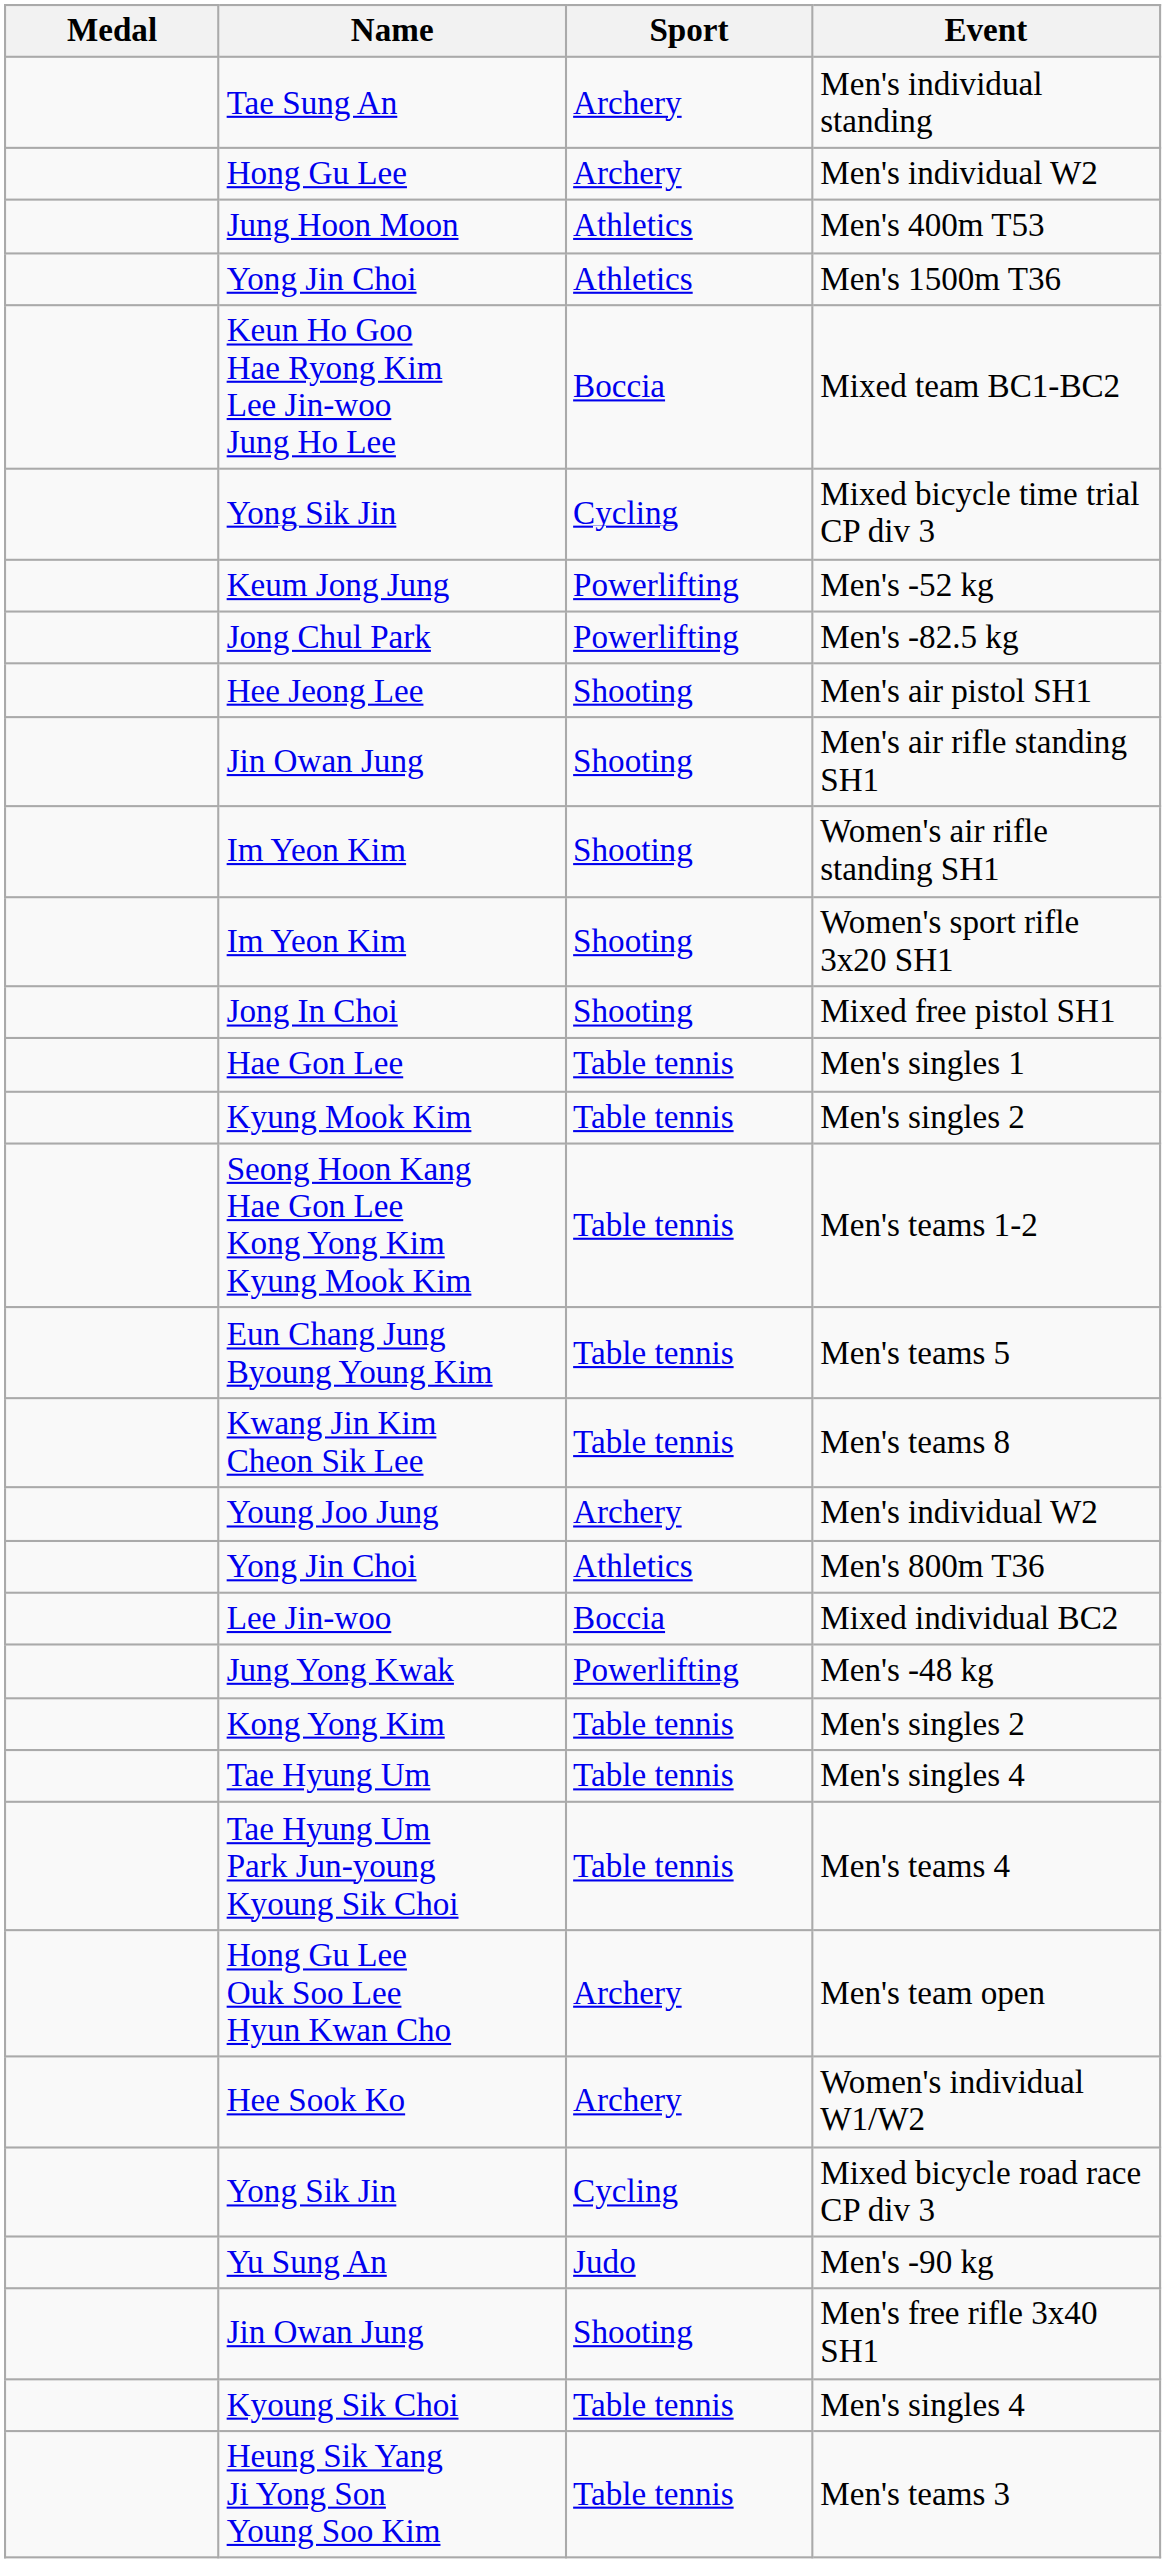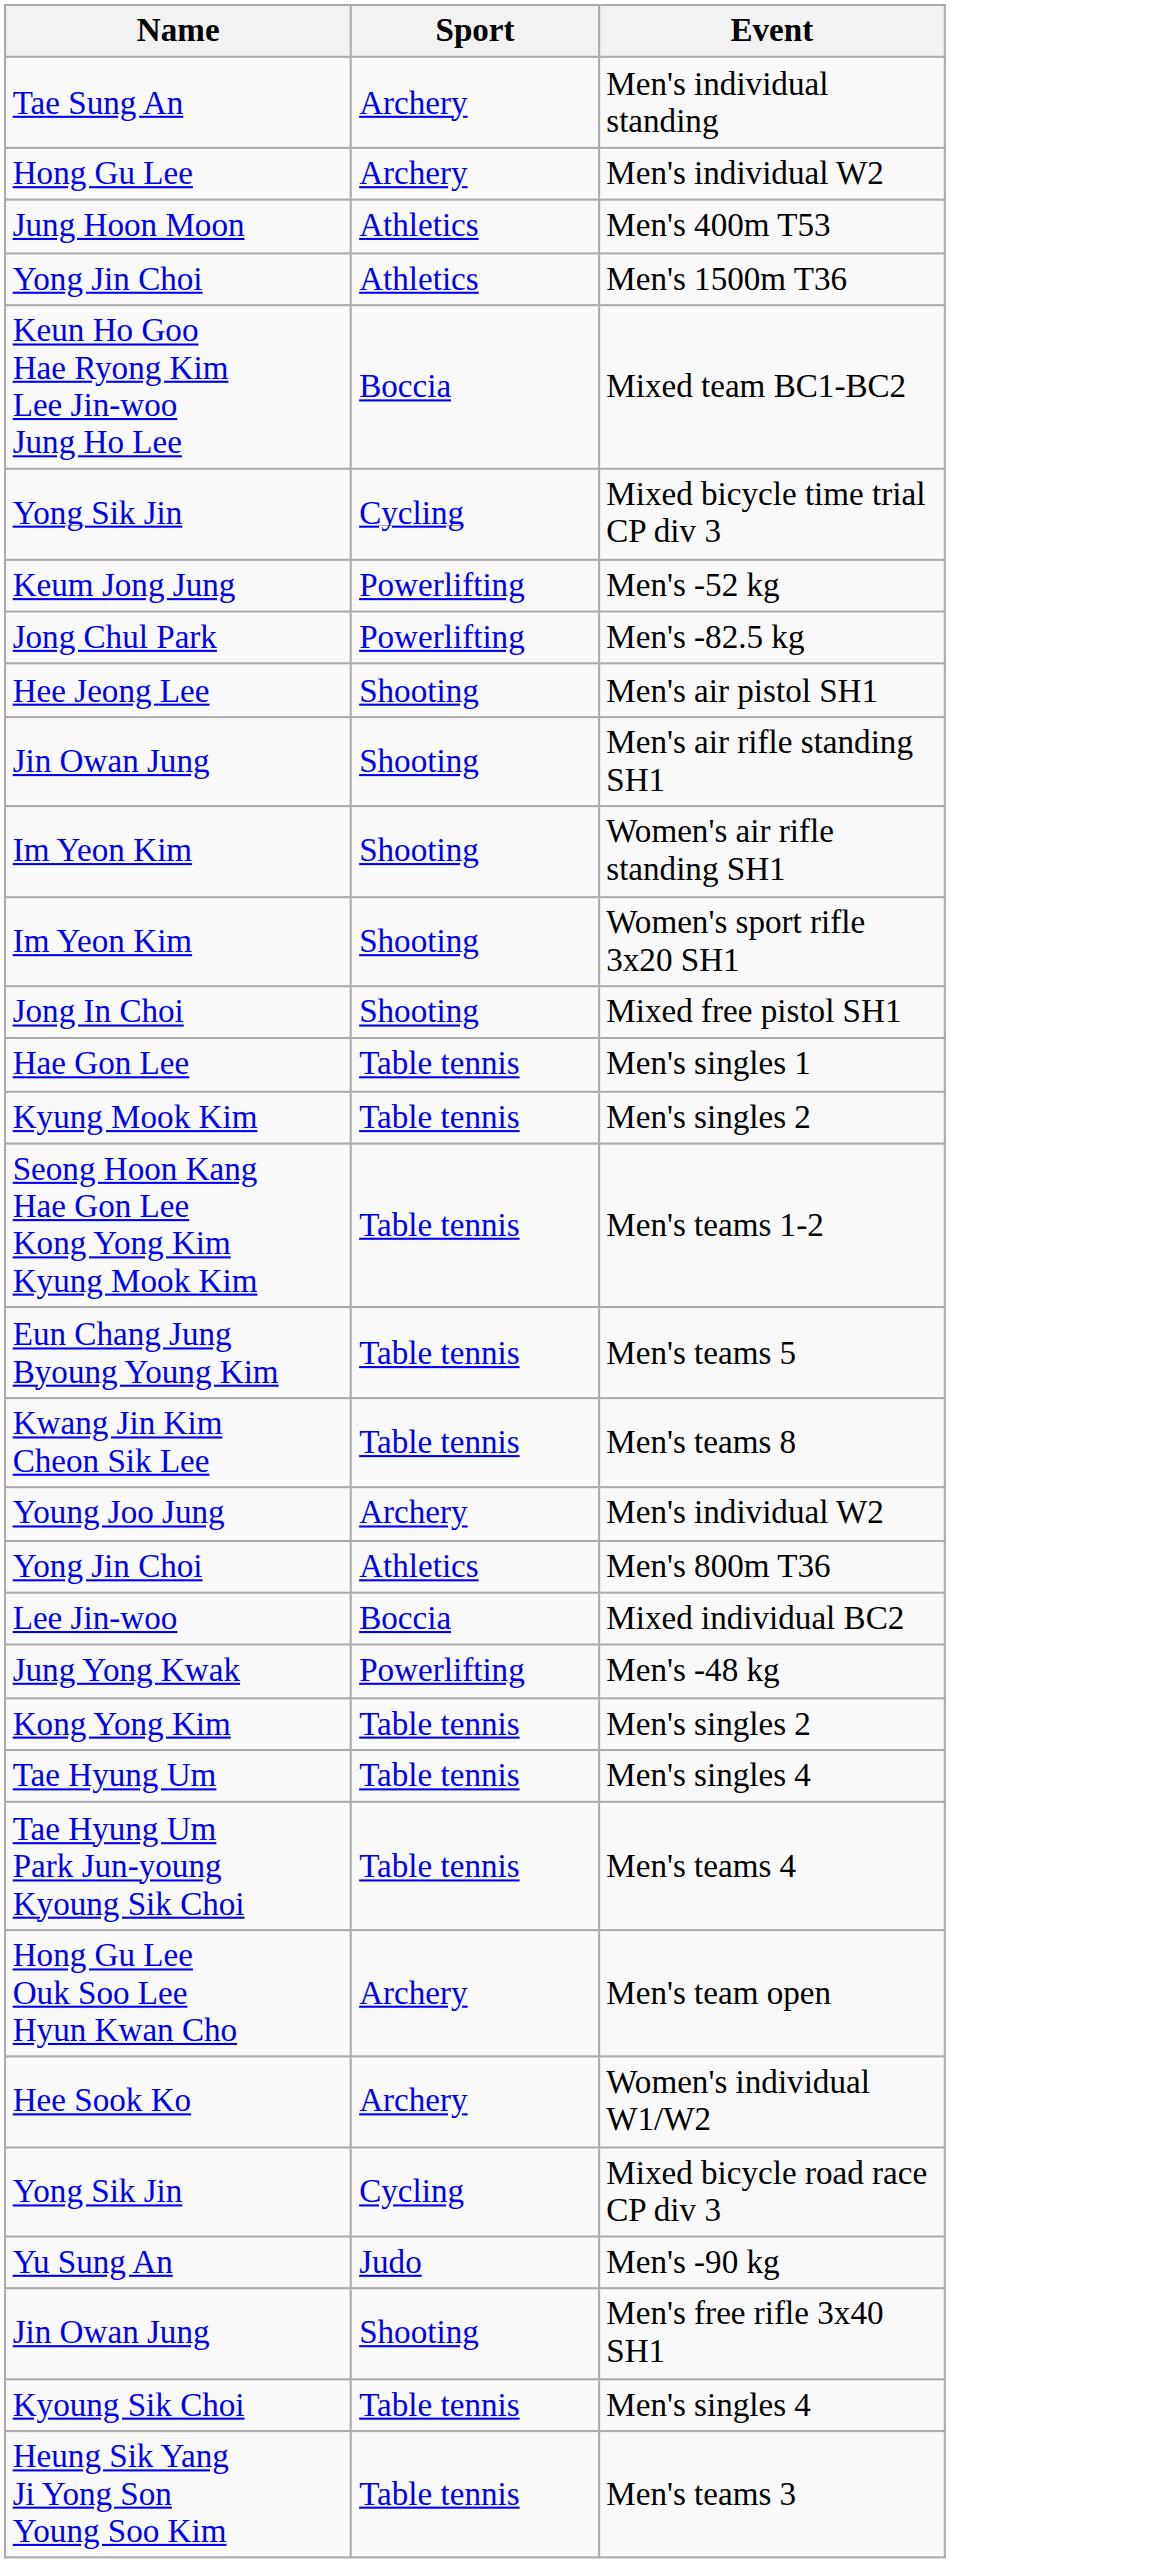- column: (112, 30)
